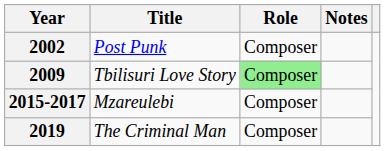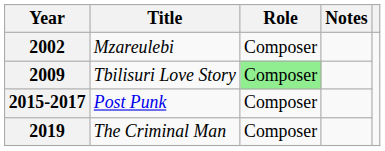(130, 46) Post Punk -> (134, 46) Mzareulebi
(134, 103) Mzareulebi -> (130, 103) Post Punk
